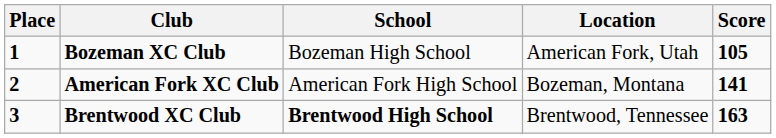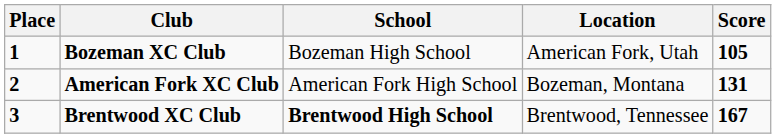(733, 84) 141 -> (733, 84) 131
(733, 116) 163 -> (733, 116) 167
